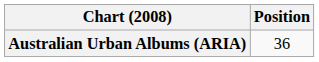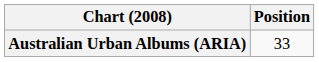(282, 43) 36 -> (282, 43) 33
